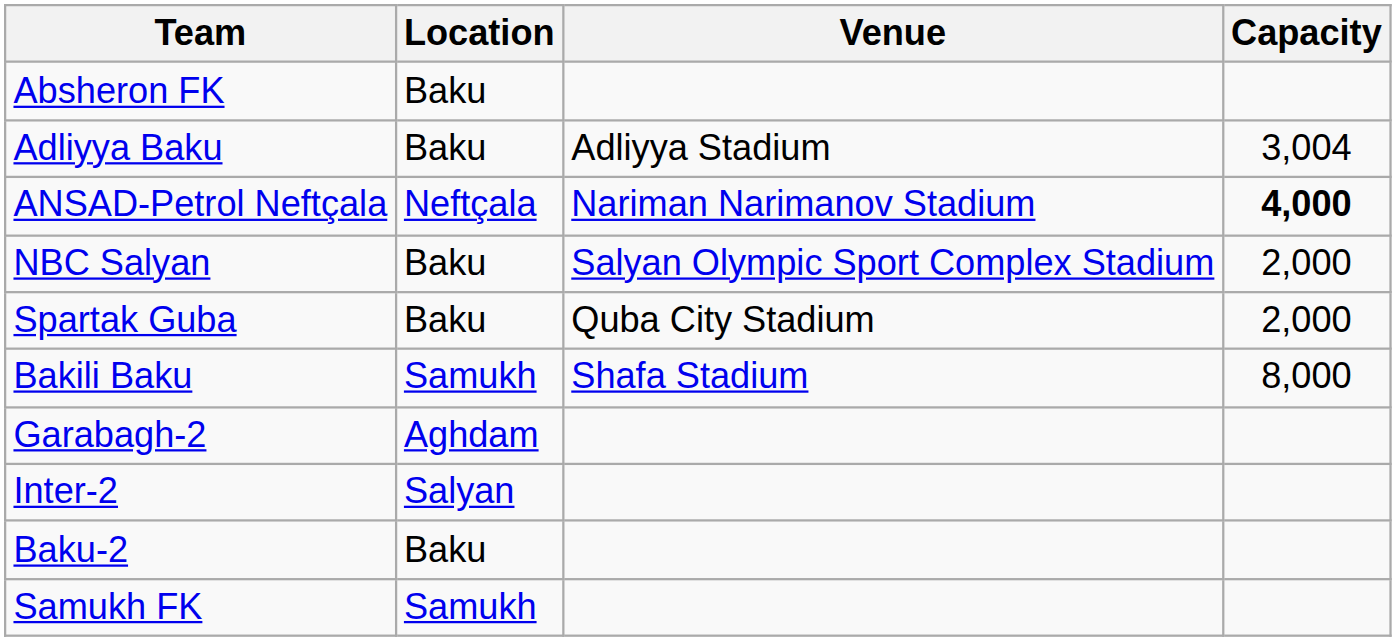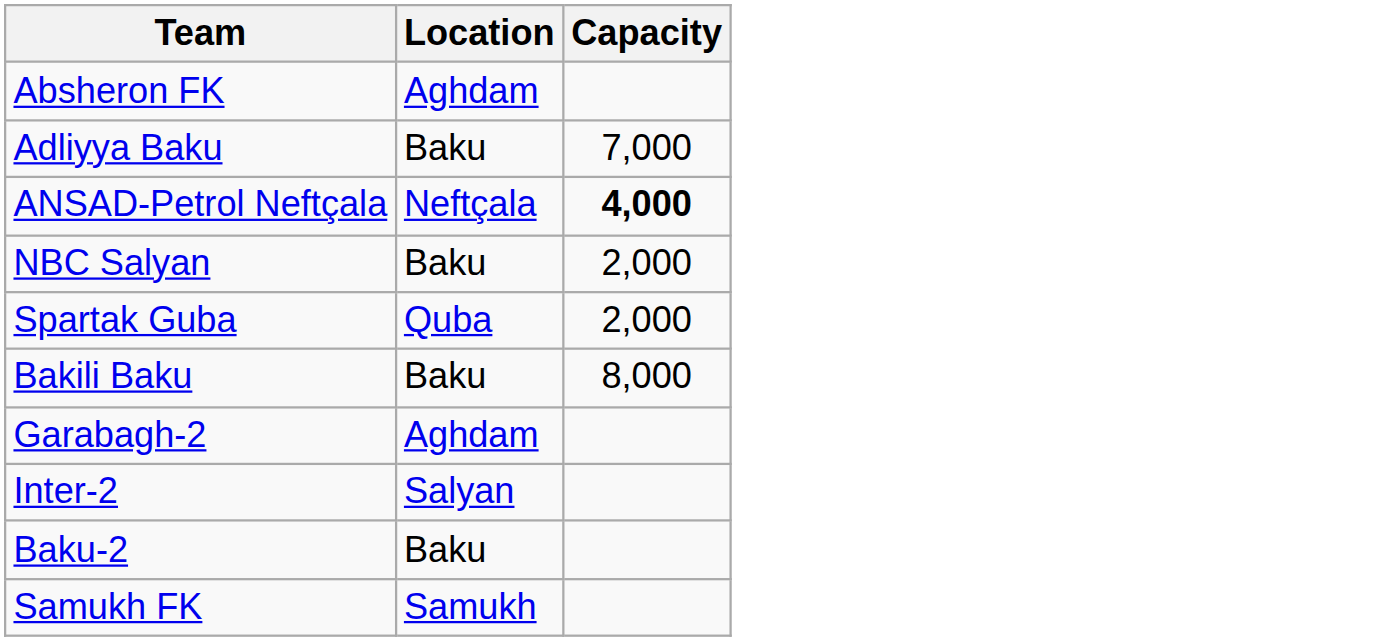- column: (893, 33)
(445, 90) Baku -> (471, 90) Aghdam
(1306, 147) 3,004 -> (647, 147) 7,000
(445, 319) Baku -> (448, 319) Quba
(470, 377) Samukh -> (445, 377) Baku
